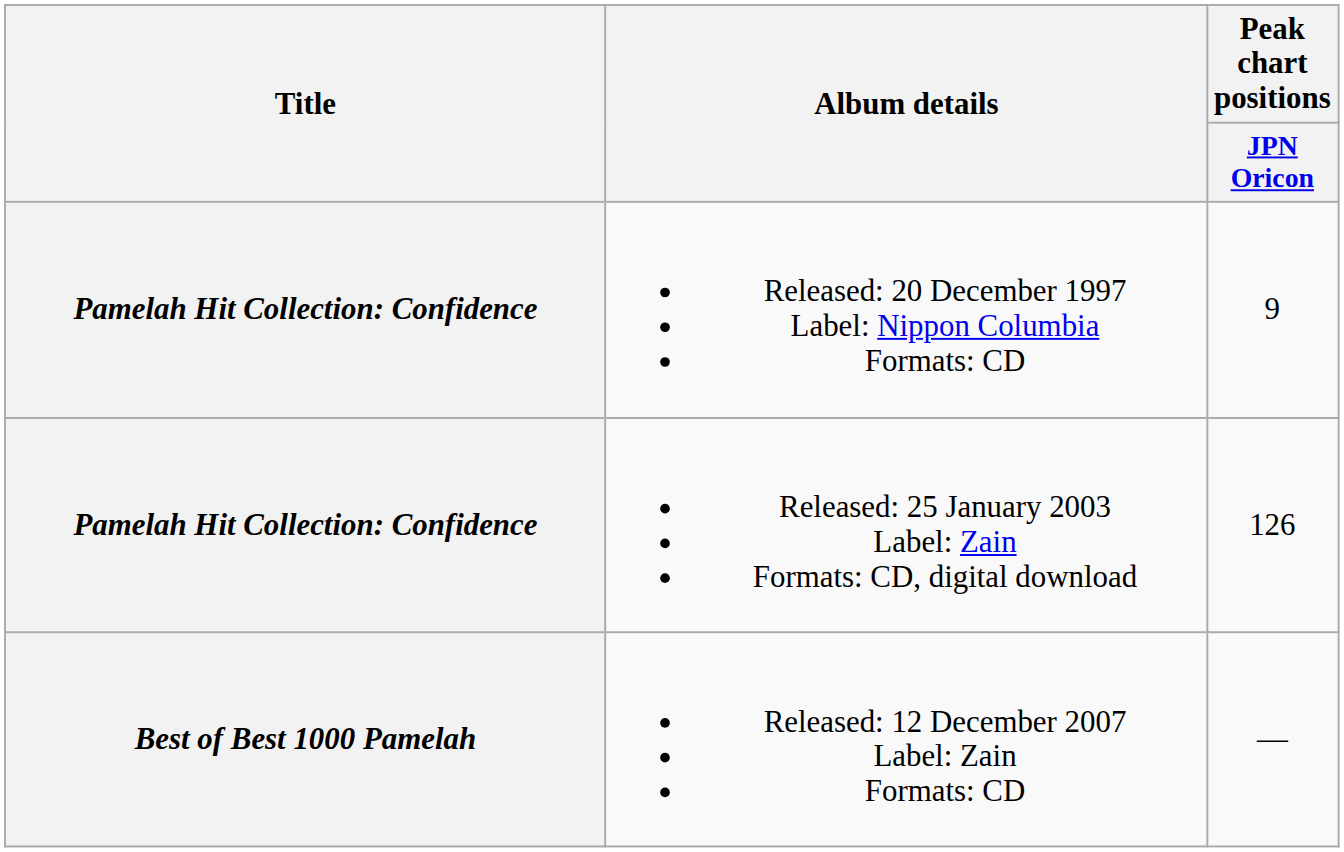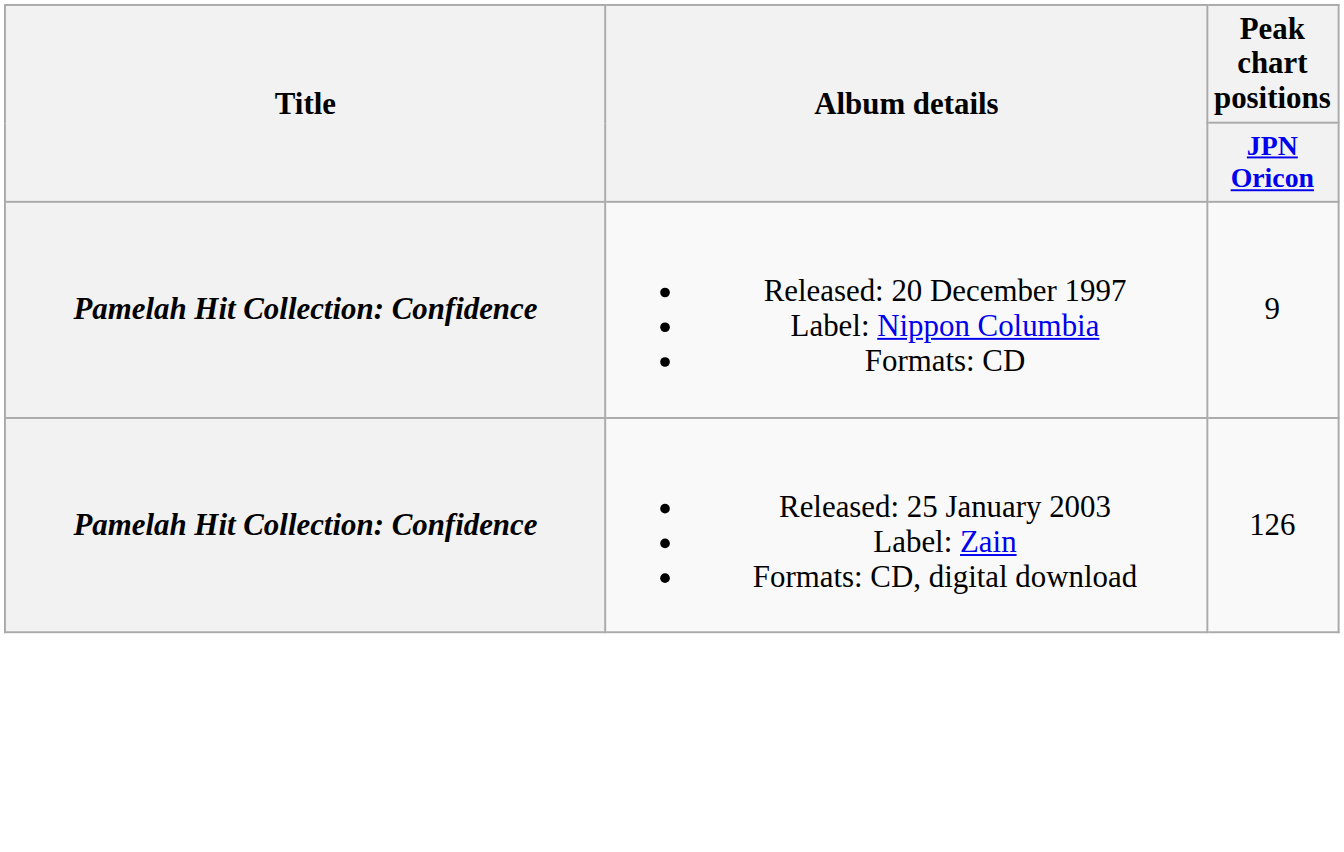- row: (906, 757)
